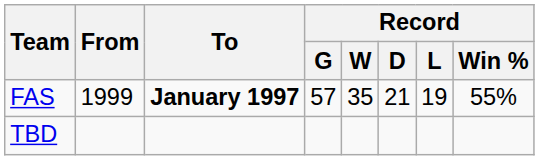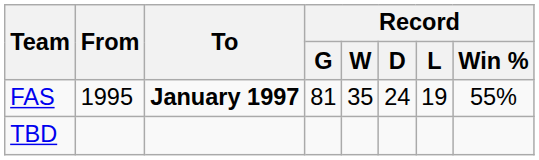(107, 97) 1999 -> (107, 97) 1995
(323, 97) 57 -> (323, 97) 81
(397, 97) 21 -> (397, 97) 24
